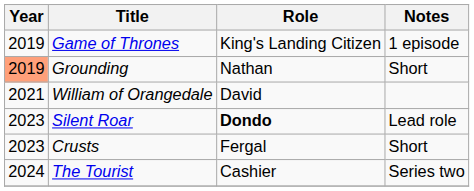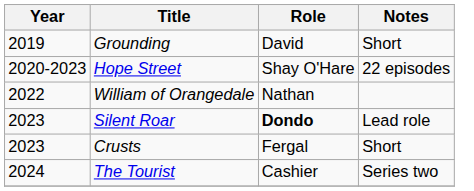- row: (116, 43)
(26, 69) lightsalmon background -> (26, 43) no background
(246, 69) Nathan -> (283, 43) David
+ row: (137, 69)
(26, 95) 2021 -> (26, 95) 2022
(241, 95) David -> (288, 95) Nathan
